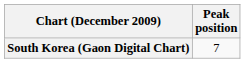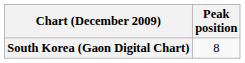(216, 48) 7 -> (216, 48) 8
